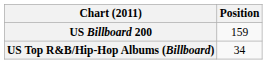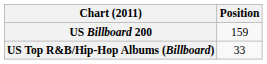(240, 50) 34 -> (240, 50) 33
